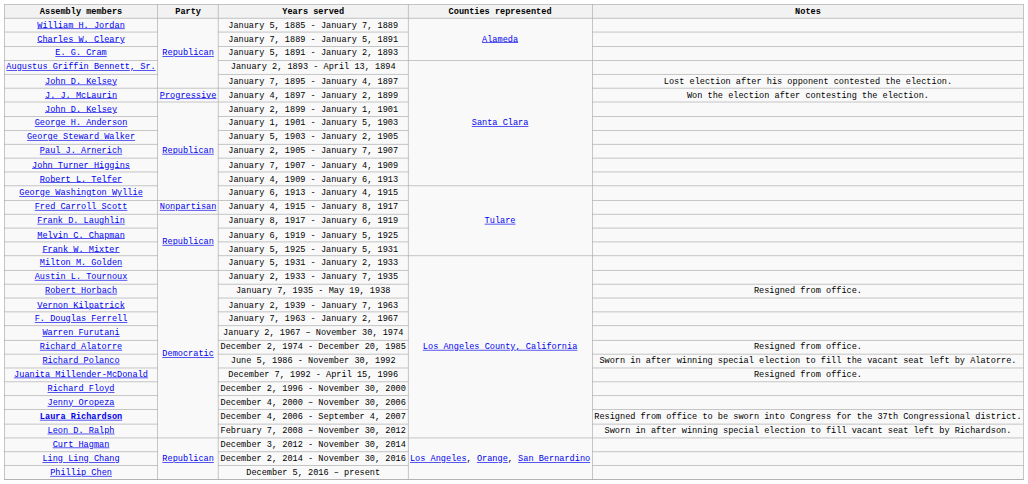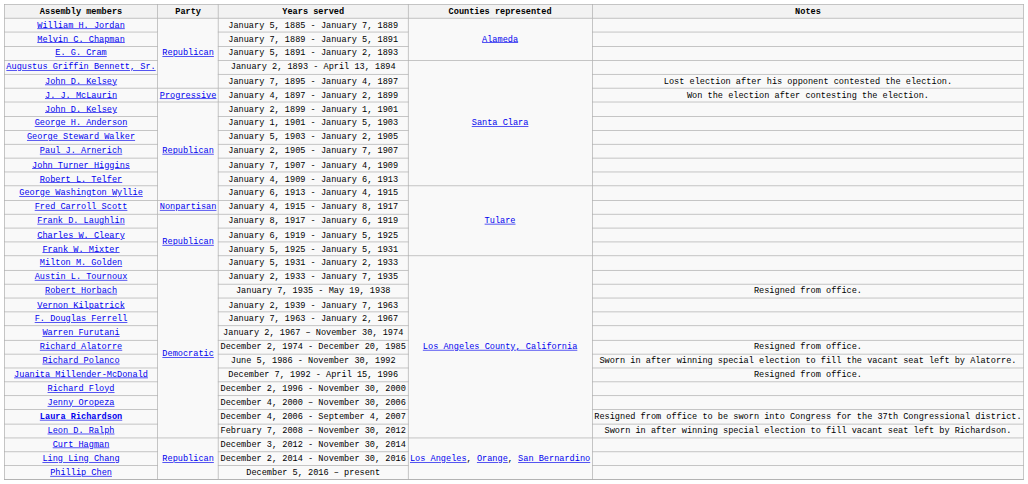(81, 39) Charles W. Cleary -> (81, 39) Melvin C. Chapman
(81, 235) Melvin C. Chapman -> (81, 235) Charles W. Cleary
